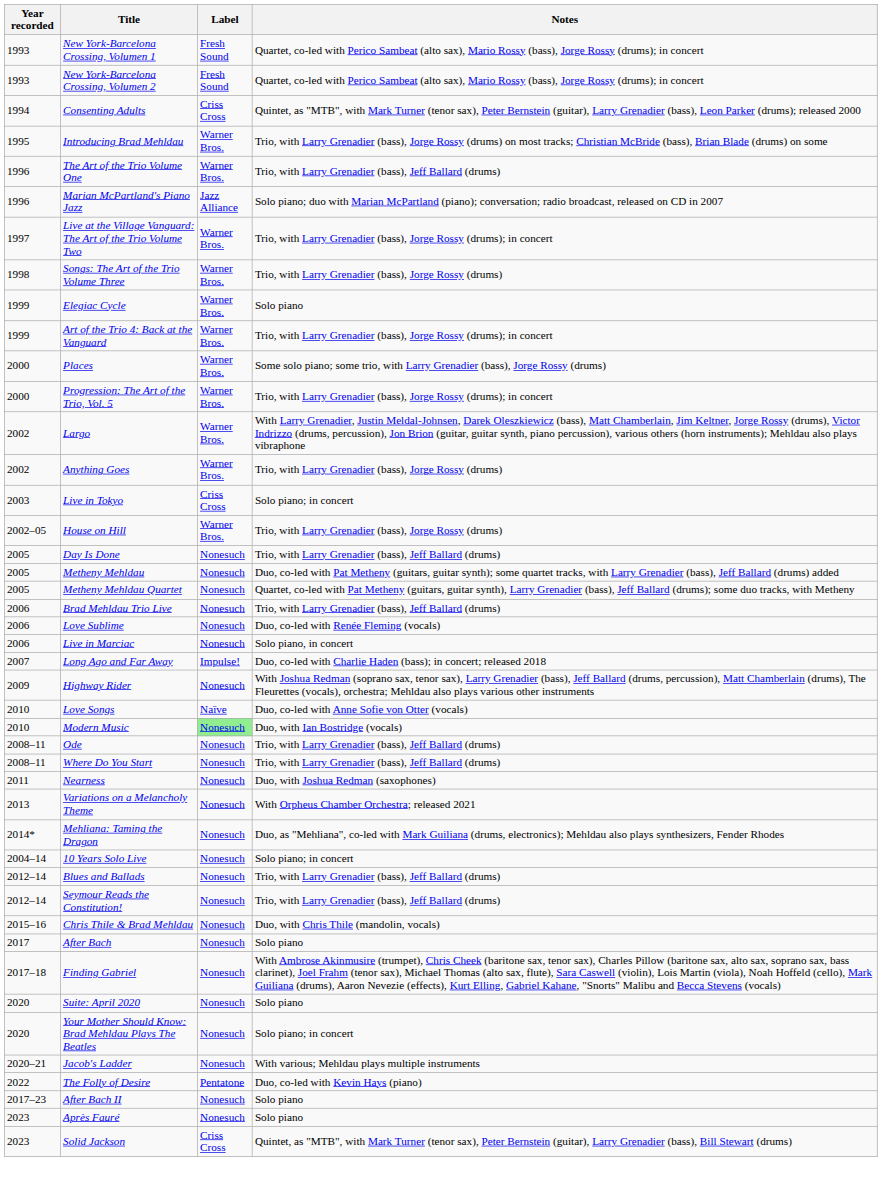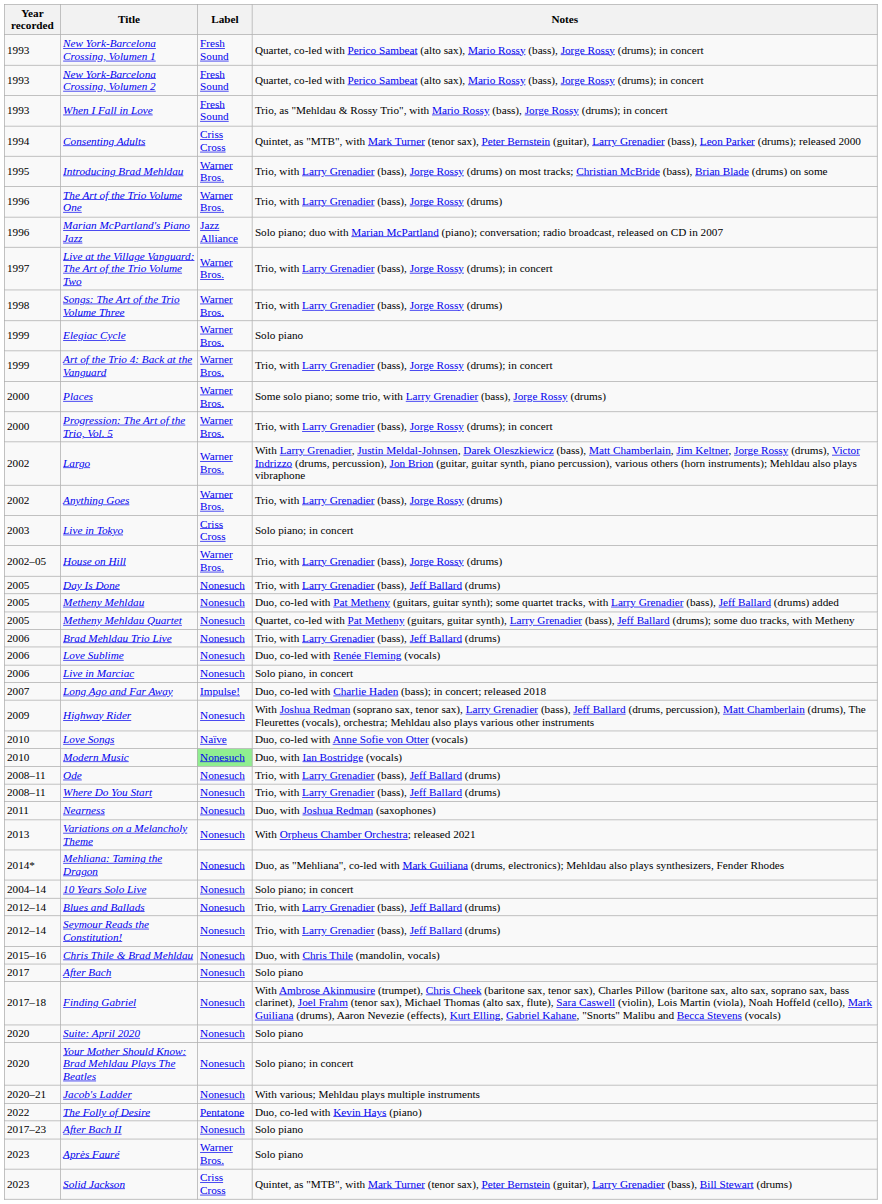+ row: (108, 110)
(378, 171) Trio, with Larry Grenadier (bass), Jeff Ballard (drums) -> (379, 201) Trio, with Larry Grenadier (bass), Jorge Rossy (drums)
(222, 1117) Nonesuch -> (216, 1154) Warner Bros.
